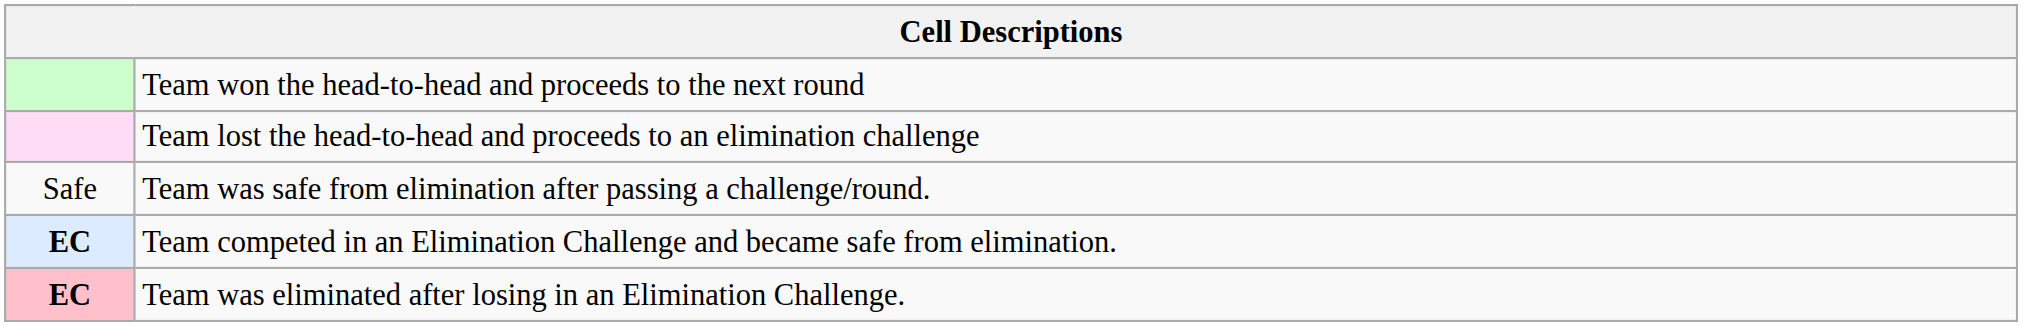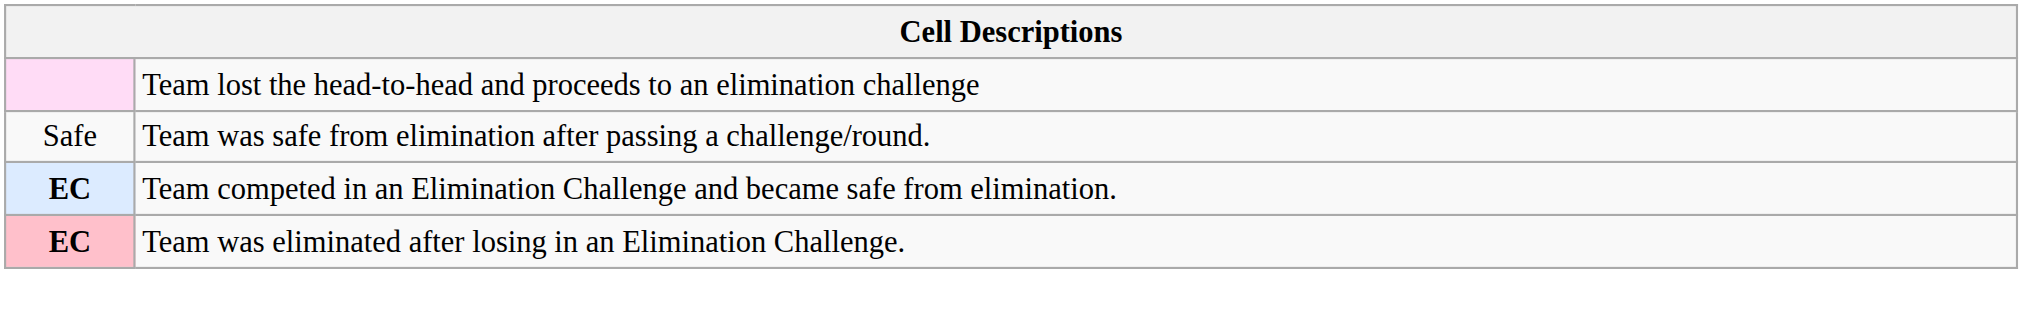- row: (503, 84)
